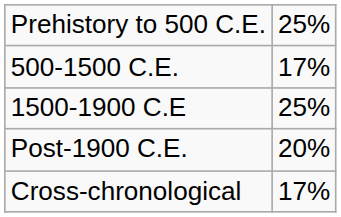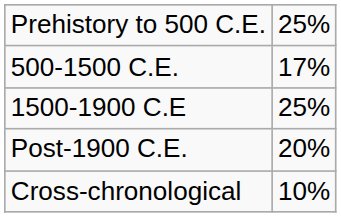(304, 190) 17% -> (304, 190) 10%
